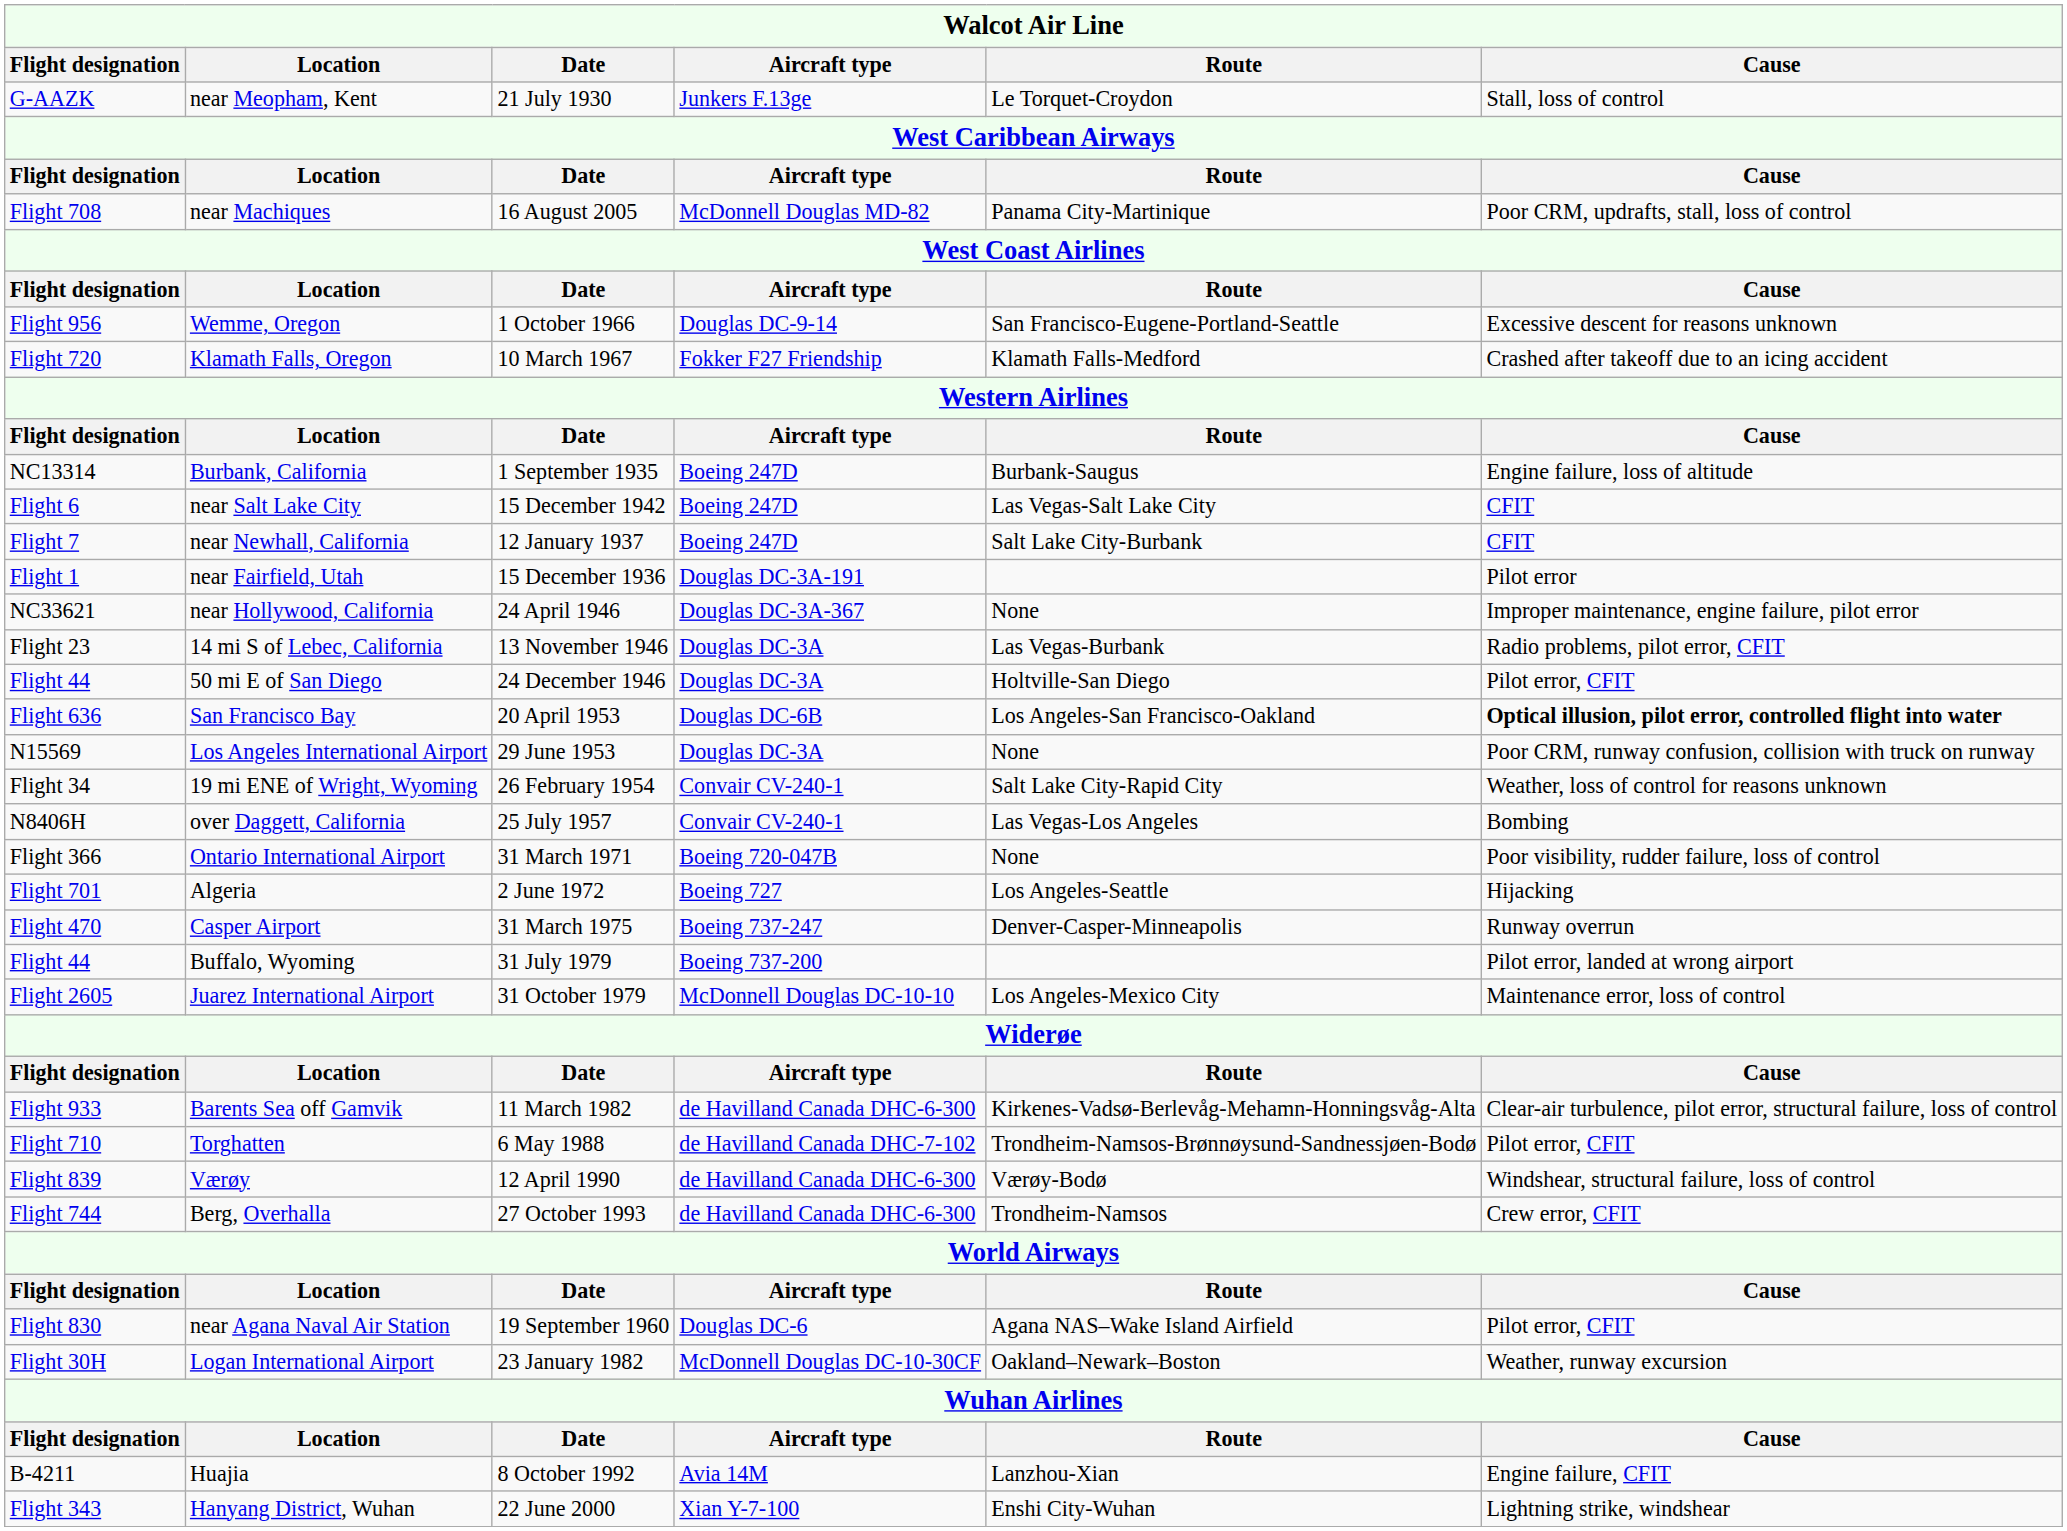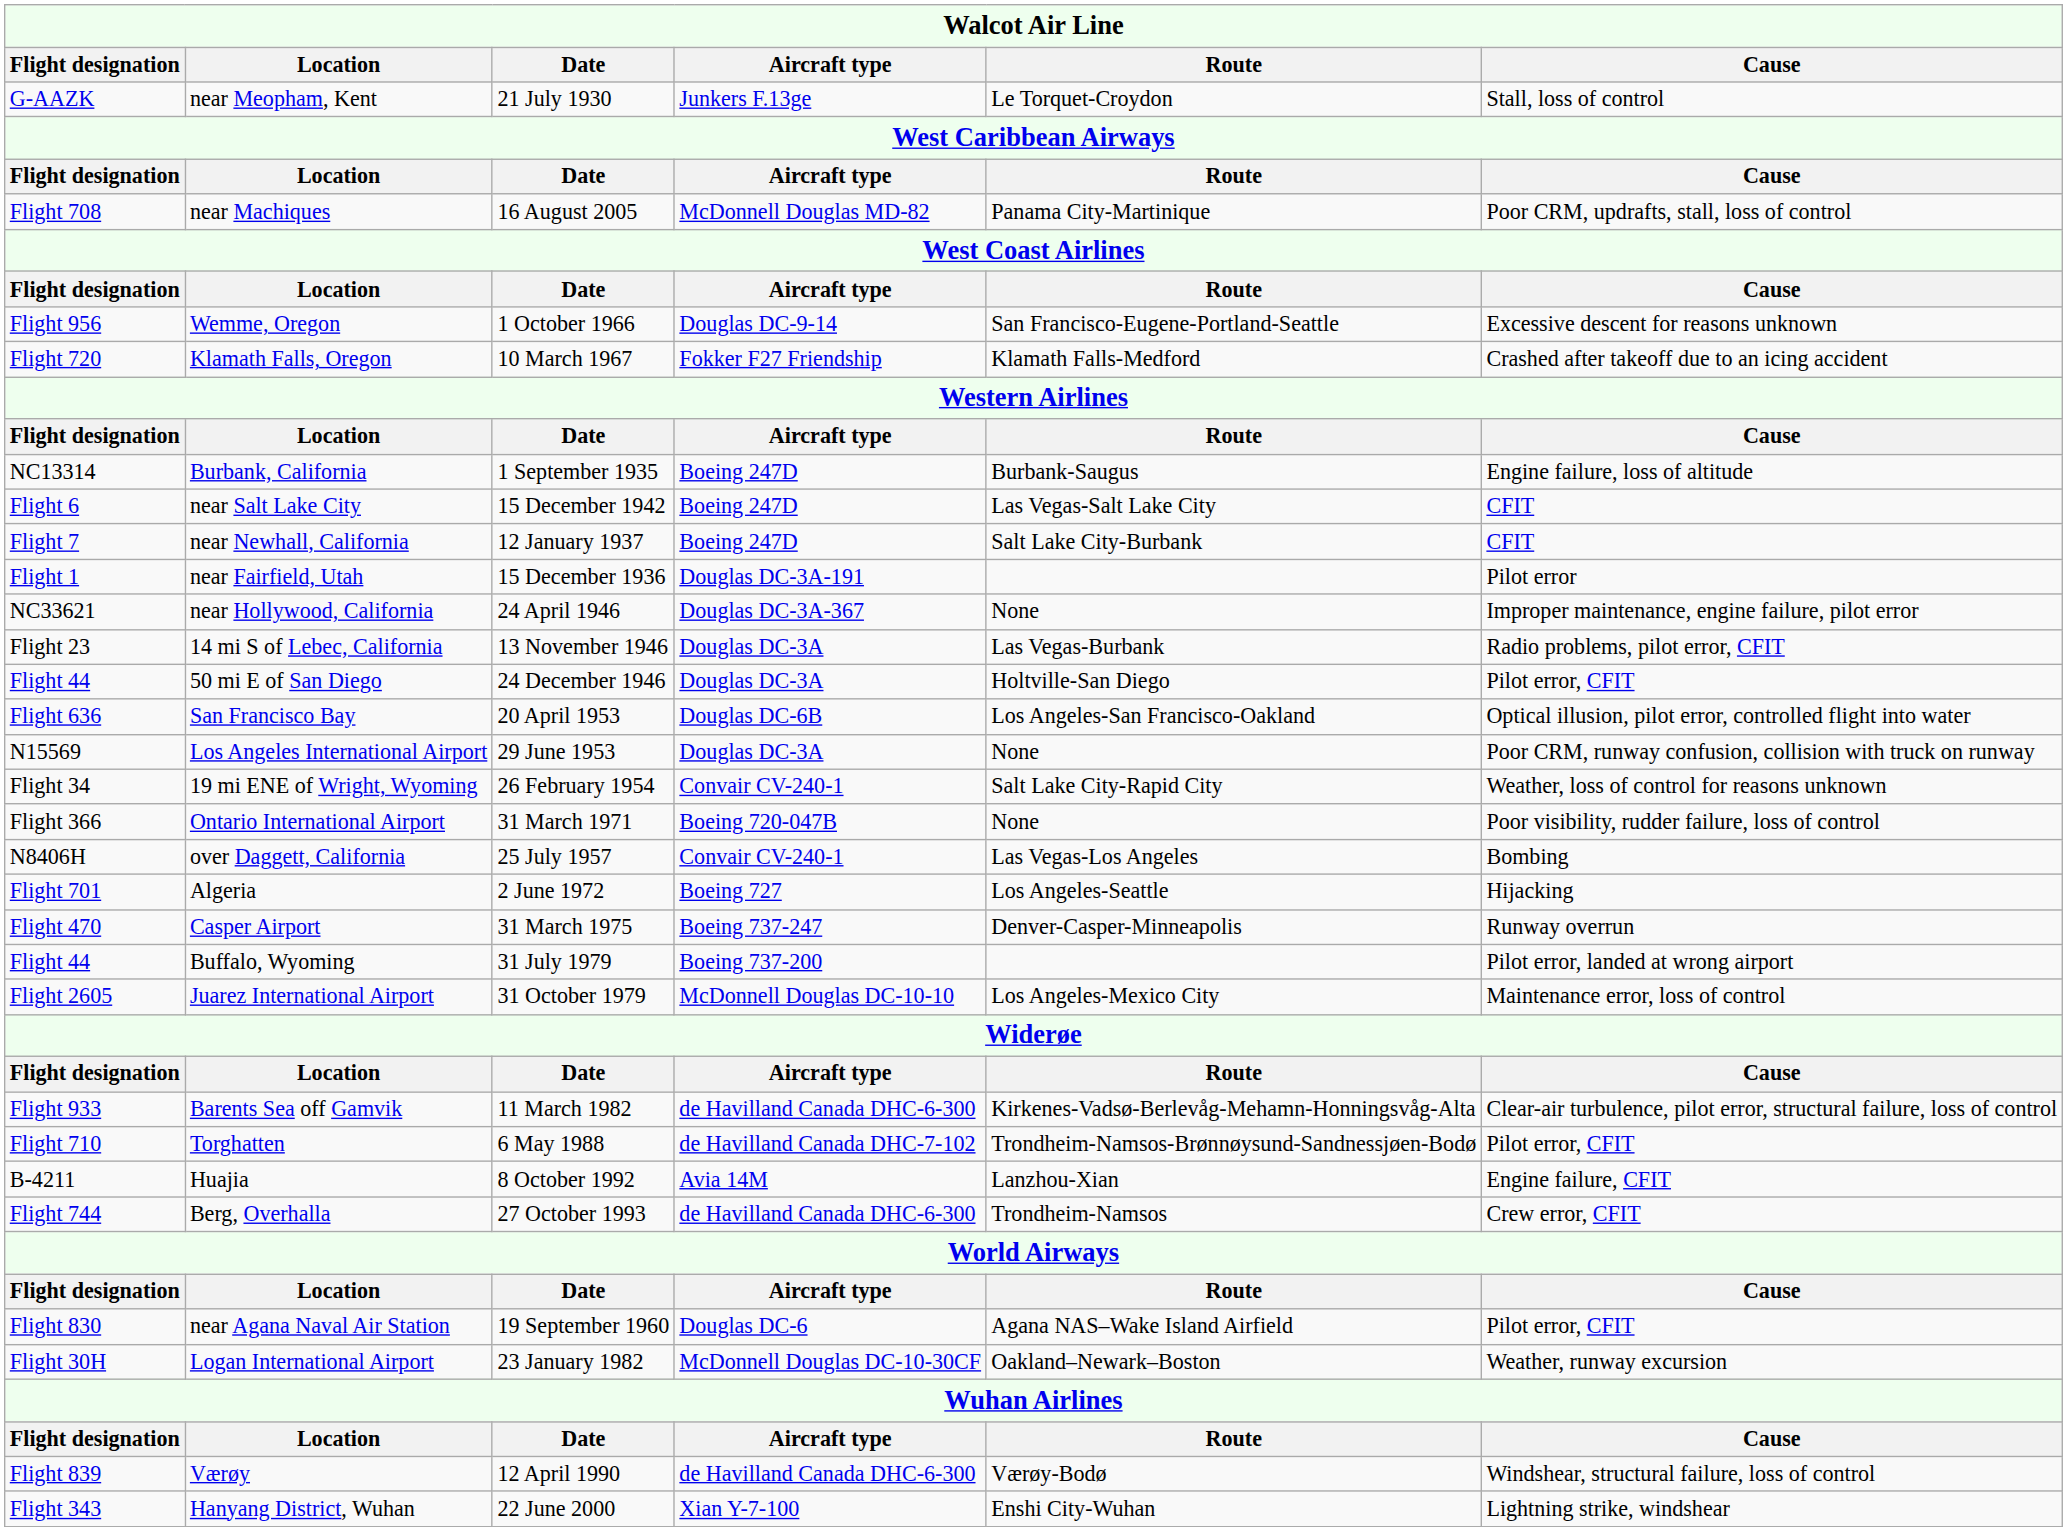(1744, 716) bold -> (1728, 716) normal
rows swapped: (297, 821) <-> (317, 856)
rows swapped: (220, 1179) <-> (219, 1473)
